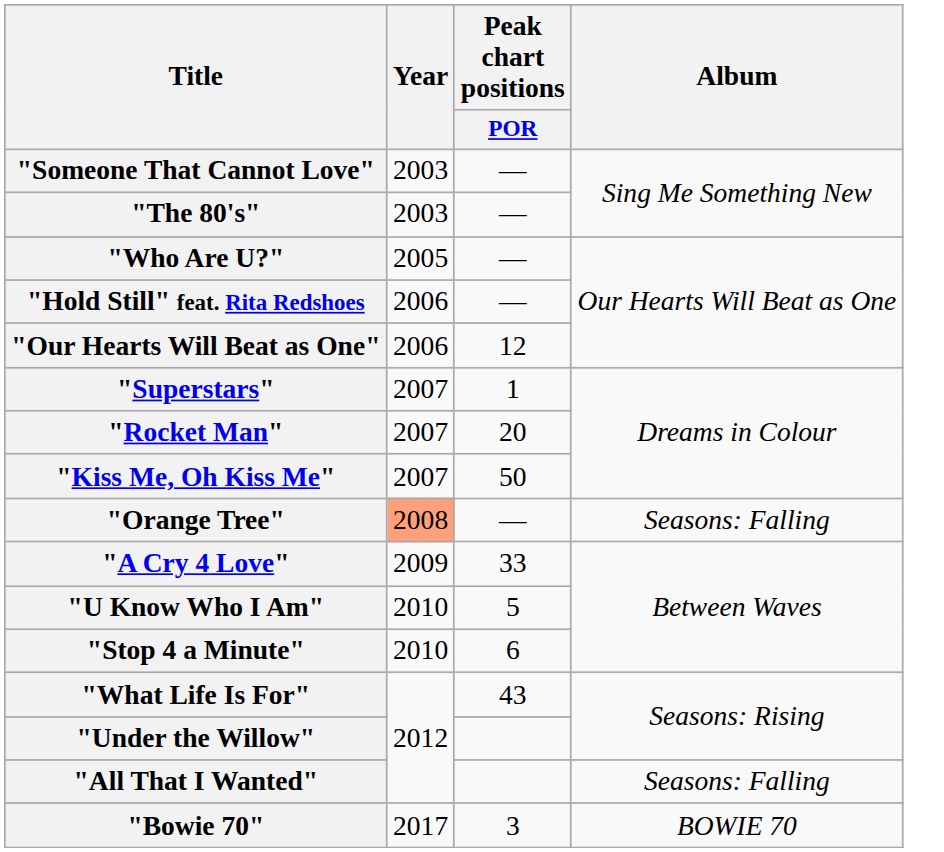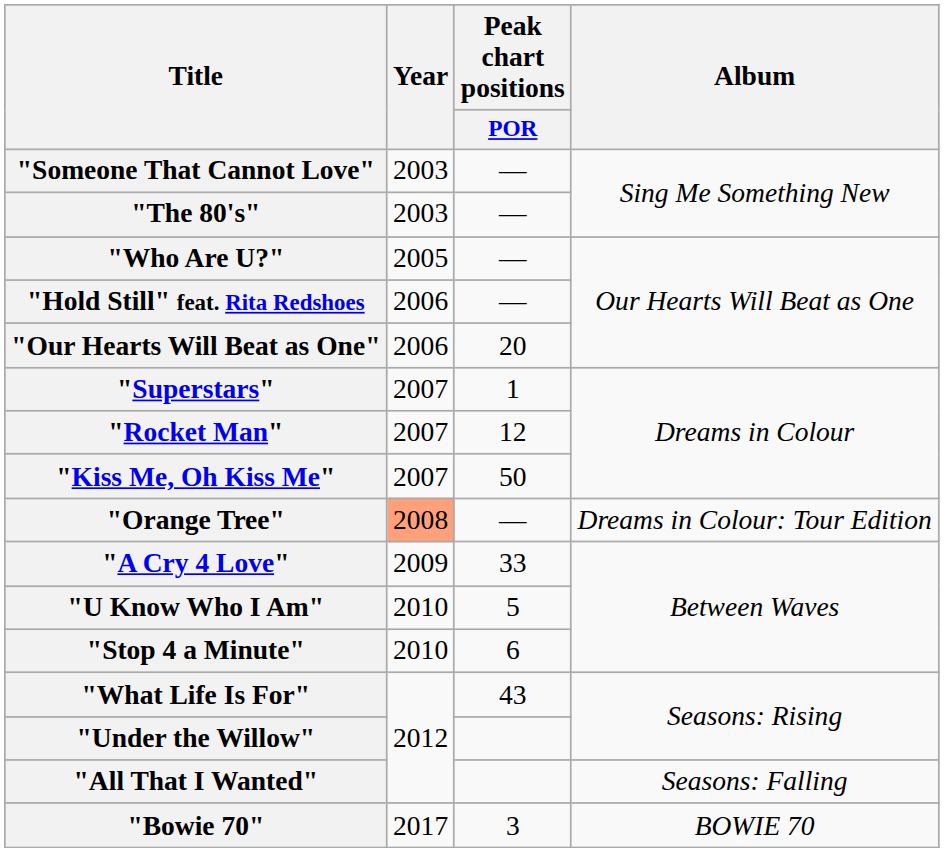(513, 345) 12 -> (513, 345) 20
(513, 432) 20 -> (513, 432) 12
(737, 519) Seasons: Falling -> (755, 519) Dreams in Colour: Tour Edition
